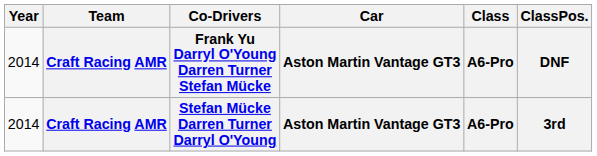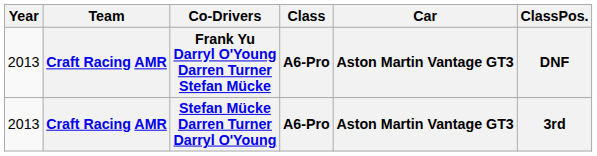columns swapped: (372, 16) <-> (490, 16)
(24, 62) 2014 -> (24, 62) 2013
(24, 125) 2014 -> (24, 125) 2013
